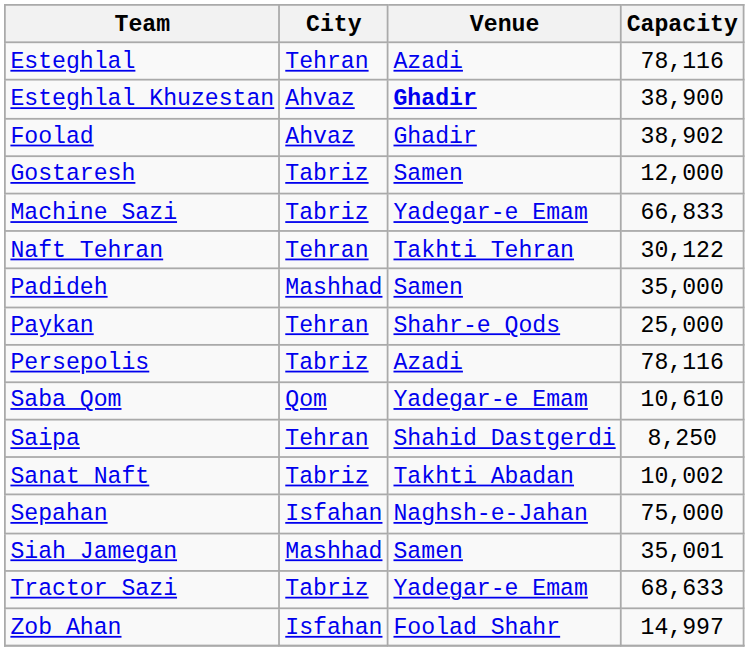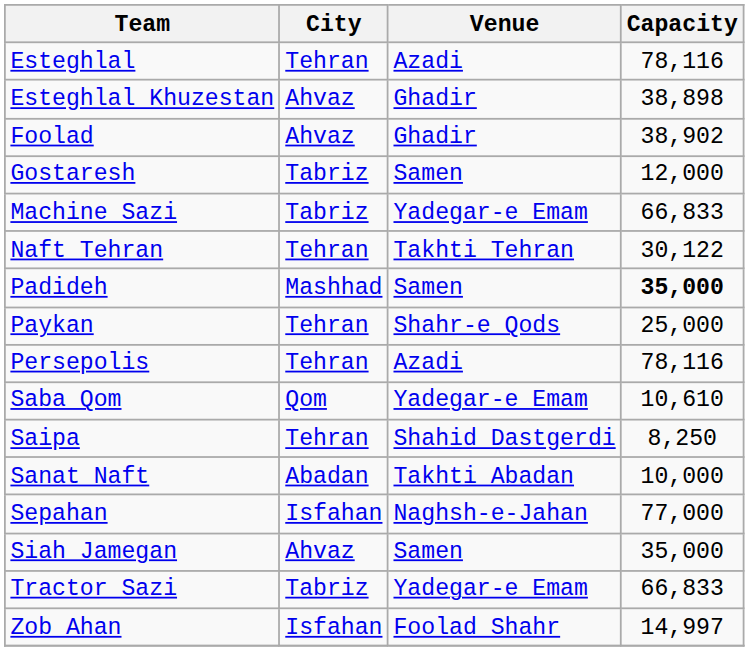(435, 99) bold -> (435, 99) normal
(682, 99) 38,900 -> (682, 99) 38,898
(682, 288) normal -> (682, 288) bold
(327, 363) Tabriz -> (327, 363) Tehran
(327, 476) Tabriz -> (327, 476) Abadan
(682, 476) 10,002 -> (682, 476) 10,000
(682, 514) 75,000 -> (682, 514) 77,000
(334, 552) Mashhad -> (320, 552) Ahvaz
(682, 552) 35,001 -> (682, 552) 35,000
(682, 589) 68,633 -> (682, 589) 66,833
